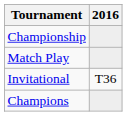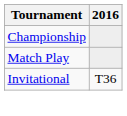- row: (38, 100)
